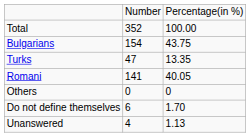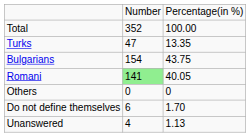rows swapped: (30, 44) <-> (19, 60)
(133, 76) no background -> (133, 76) lightgreen background
